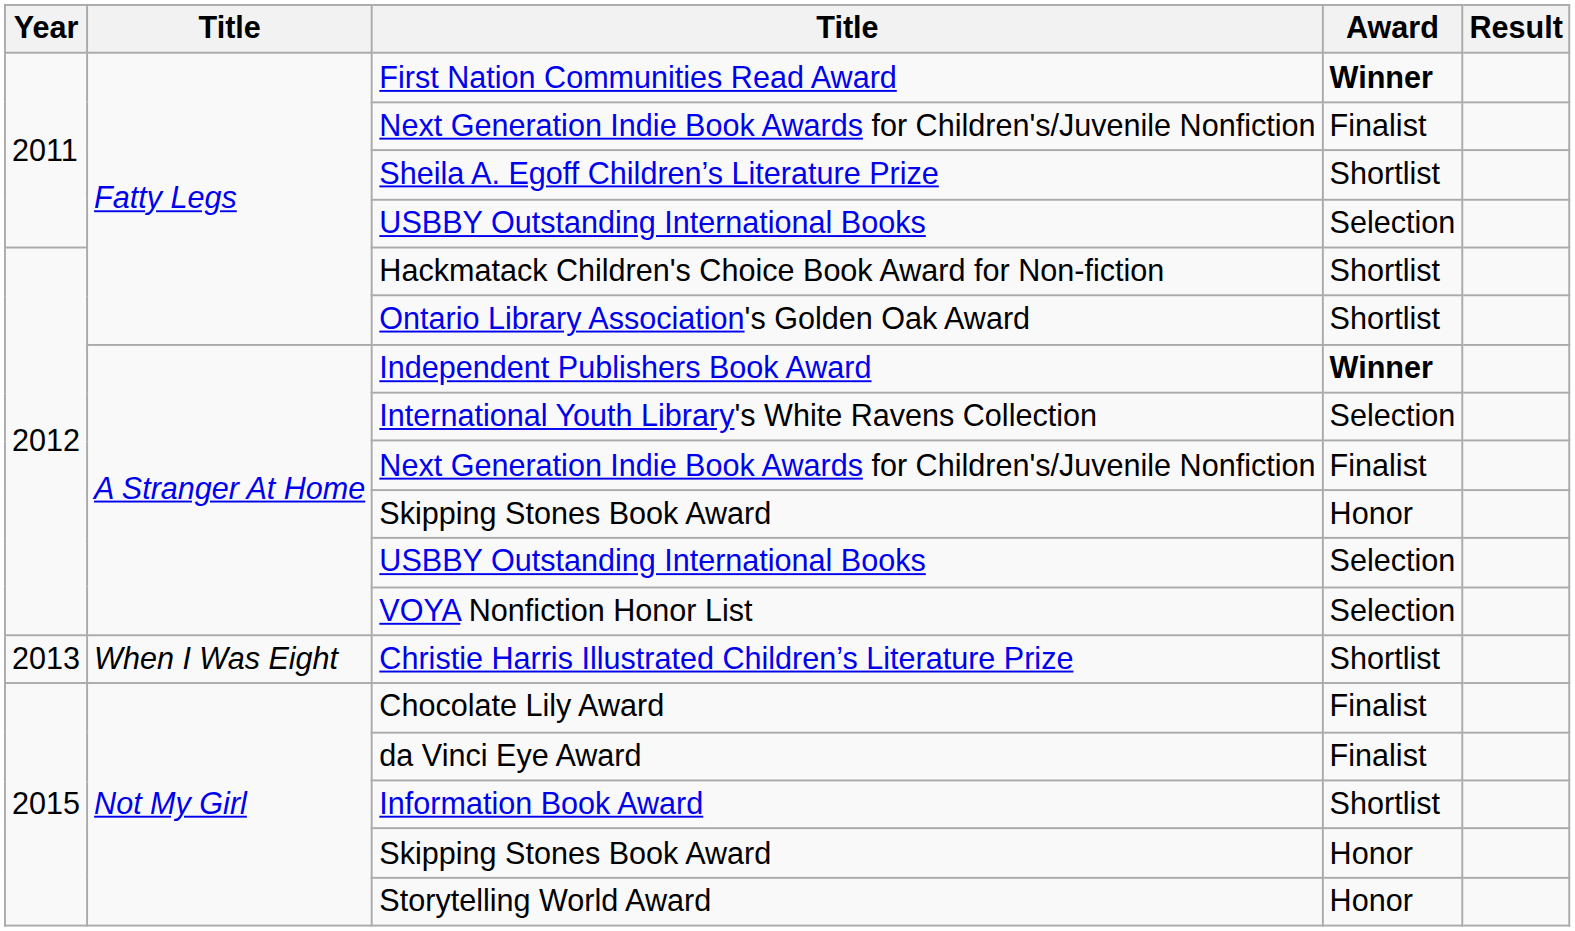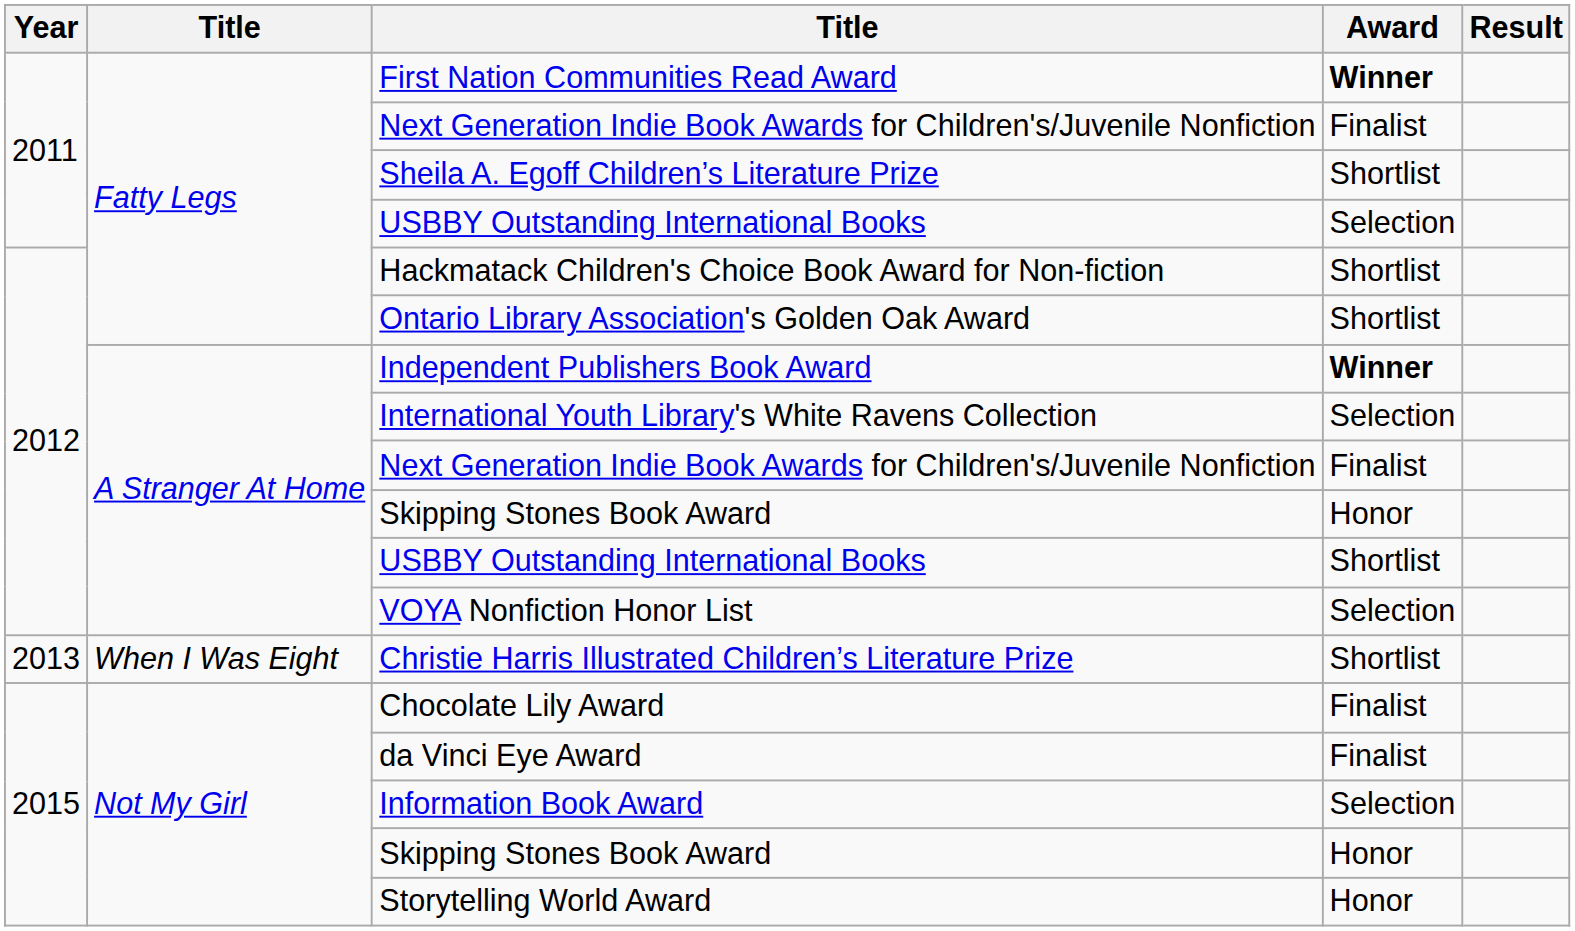(1392, 561) Selection -> (1385, 561) Shortlist
(1385, 804) Shortlist -> (1392, 804) Selection
